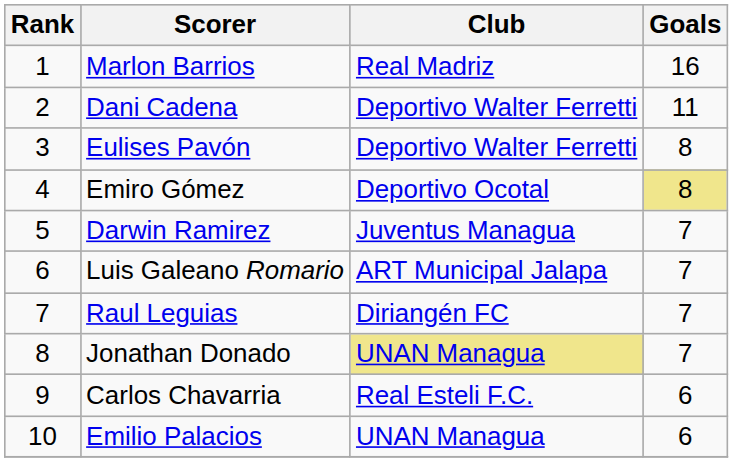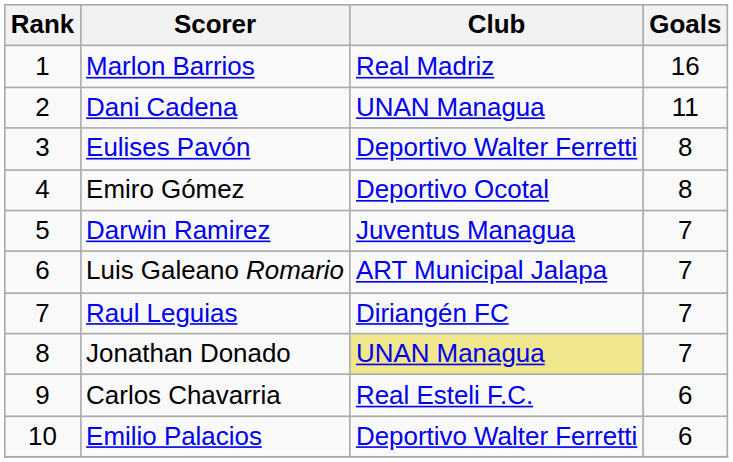(497, 107) Deportivo Walter Ferretti -> (450, 107) UNAN Managua
(685, 189) khaki background -> (685, 189) no background
(450, 436) UNAN Managua -> (497, 436) Deportivo Walter Ferretti
